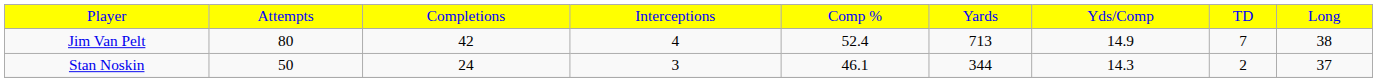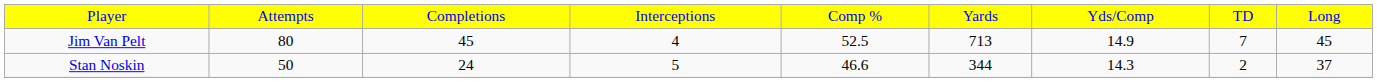(466, 41) 42 -> (466, 41) 45
(855, 41) 52.4 -> (855, 41) 52.5
(1324, 41) 38 -> (1324, 41) 45
(675, 65) 3 -> (675, 65) 5
(855, 65) 46.1 -> (855, 65) 46.6
